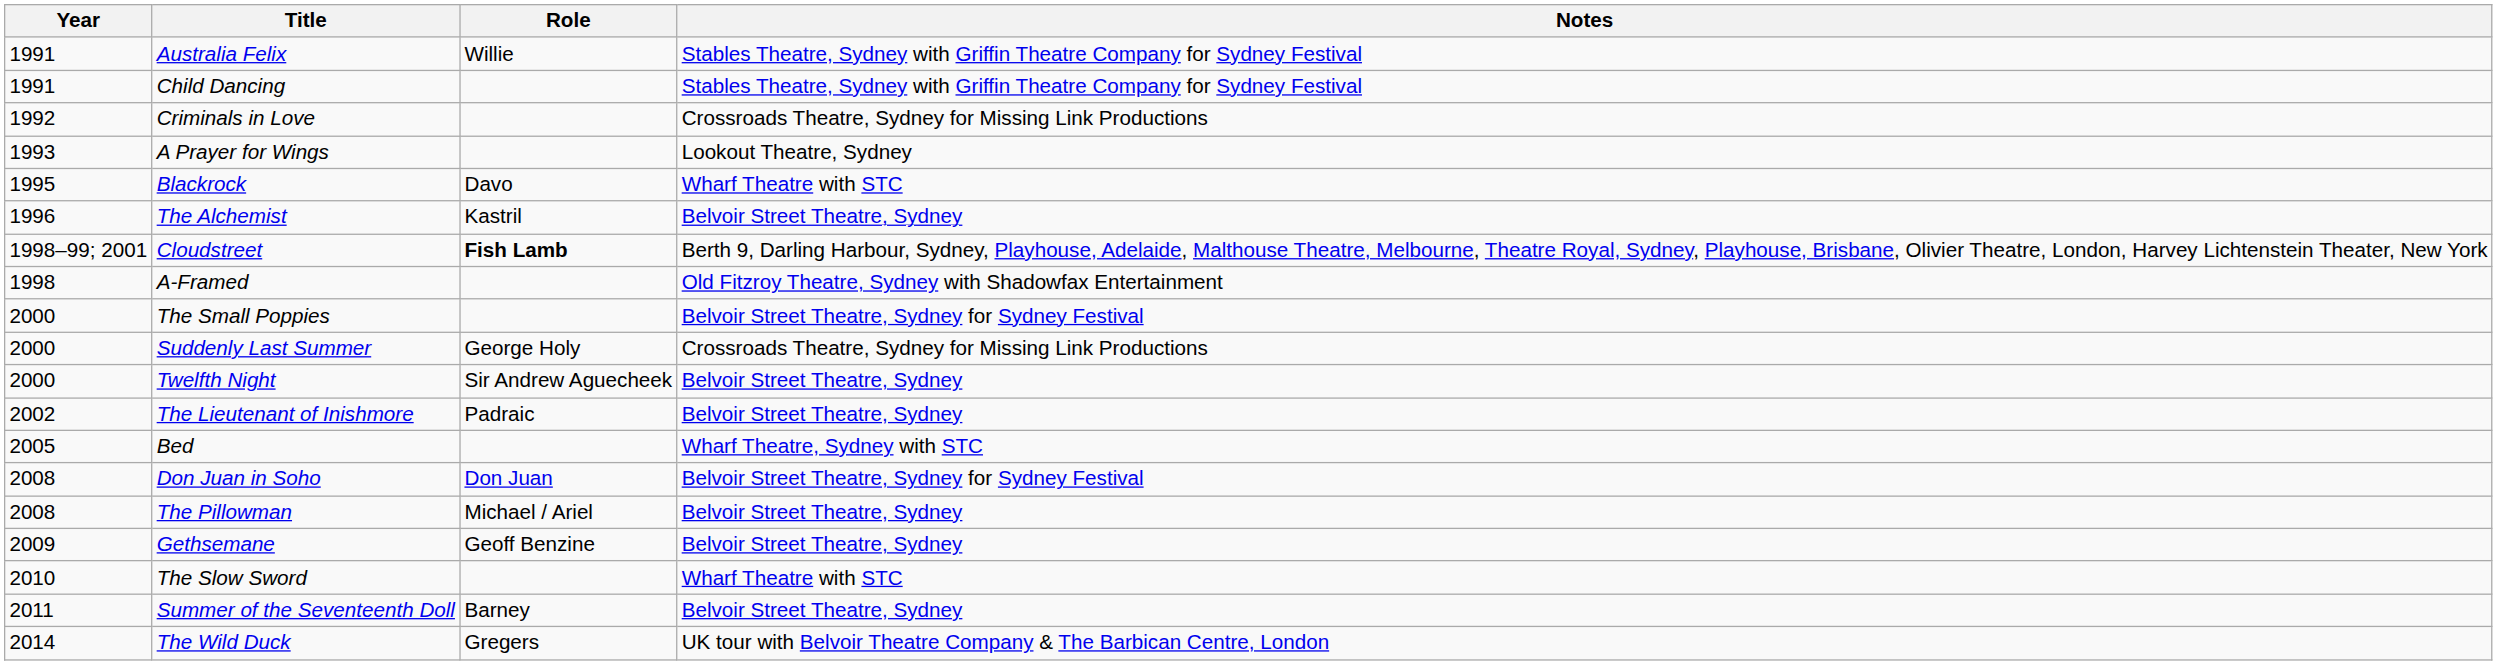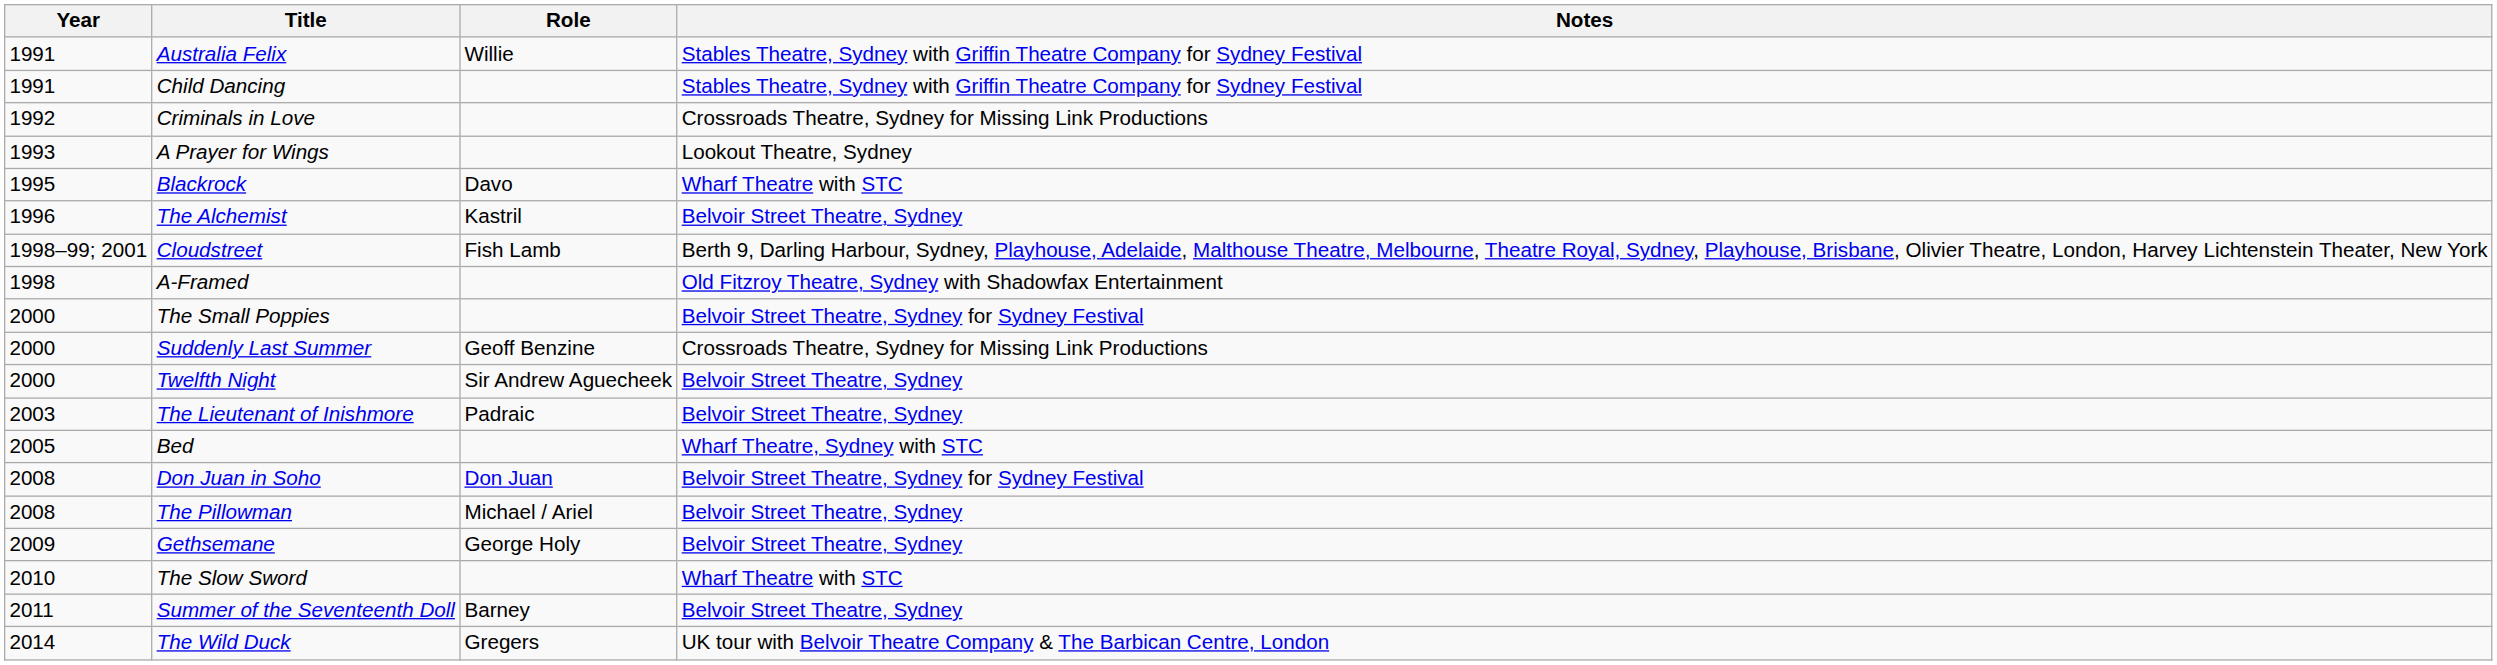(516, 250) bold -> (513, 250) normal
(522, 348) George Holy -> (530, 348) Geoff Benzine
(32, 413) 2002 -> (32, 413) 2003
(530, 544) Geoff Benzine -> (522, 544) George Holy
